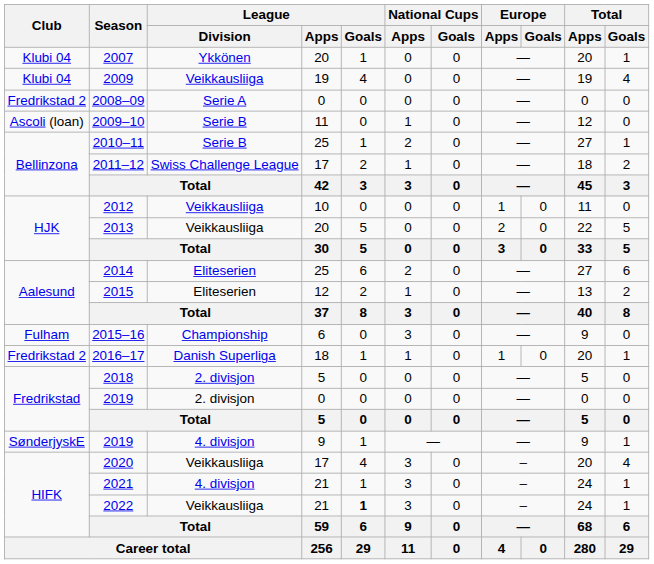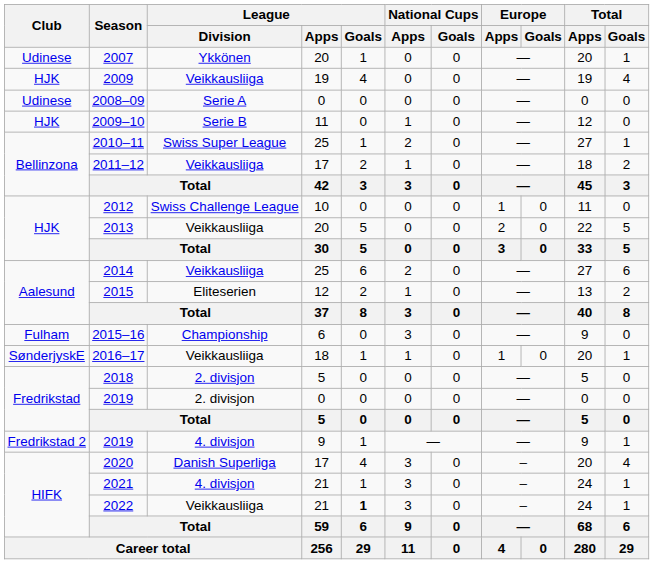(47, 57) Klubi 04 -> (47, 57) Udinese
(47, 79) Klubi 04 -> (47, 79) HJK
(47, 100) Fredrikstad 2 -> (47, 100) Udinese
(47, 121) Ascoli (loan) -> (47, 121) HJK
(225, 143) Serie B -> (225, 143) Swiss Super League
(225, 164) Swiss Challenge League -> (225, 164) Veikkausliiga
(225, 206) Veikkausliiga -> (225, 206) Swiss Challenge League
(225, 270) Eliteserien -> (225, 270) Veikkausliiga
(47, 356) Fredrikstad 2 -> (47, 356) SønderjyskE
(225, 356) Danish Superliga -> (225, 356) Veikkausliiga
(47, 441) SønderjyskE -> (47, 441) Fredrikstad 2
(225, 462) Veikkausliiga -> (225, 462) Danish Superliga
